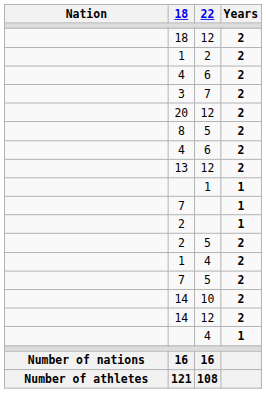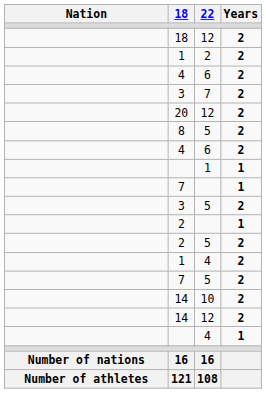- row: (181, 168)
+ row: (181, 206)
